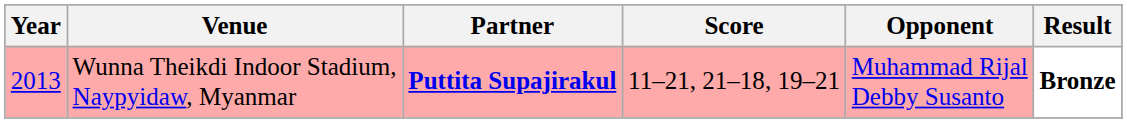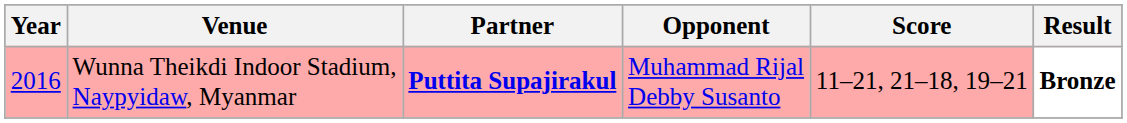columns swapped: (940, 25) <-> (734, 25)
(36, 81) 2013 -> (36, 81) 2016
